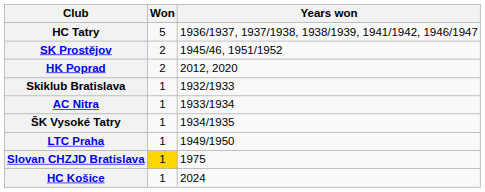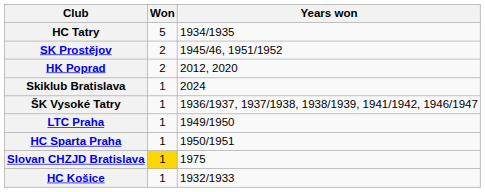(329, 31) 1936/1937, 1937/1938, 1938/1939, 1941/1942, 1946/1947 -> (207, 31) 1934/1935
(207, 86) 1932/1933 -> (193, 86) 2024
- row: (76, 104)
(207, 123) 1934/1935 -> (329, 104) 1936/1937, 1937/1938, 1938/1939, 1941/1942, 1946/1947
+ row: (76, 141)
(193, 178) 2024 -> (207, 178) 1932/1933
